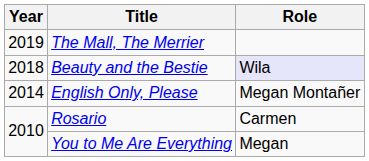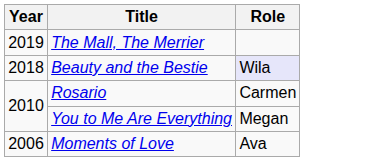- row: (124, 93)
+ row: (113, 144)
